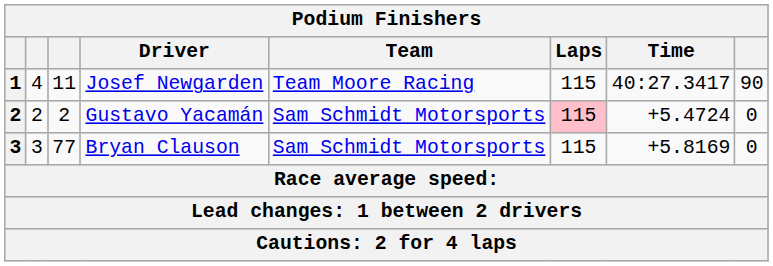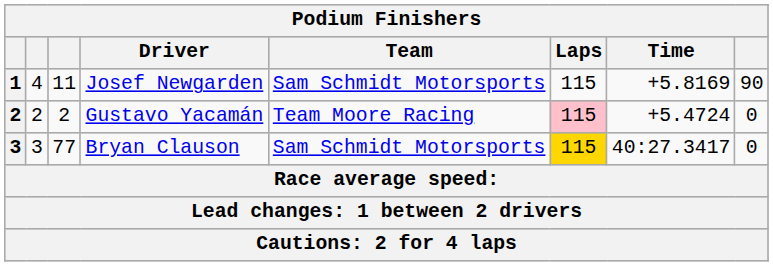(374, 85) Team Moore Racing -> (409, 85) Sam Schmidt Motorsports
(671, 85) 40:27.3417 -> (689, 85) +5.8169
(409, 117) Sam Schmidt Motorsports -> (374, 117) Team Moore Racing
(579, 149) no background -> (579, 149) gold background
(689, 149) +5.8169 -> (671, 149) 40:27.3417
